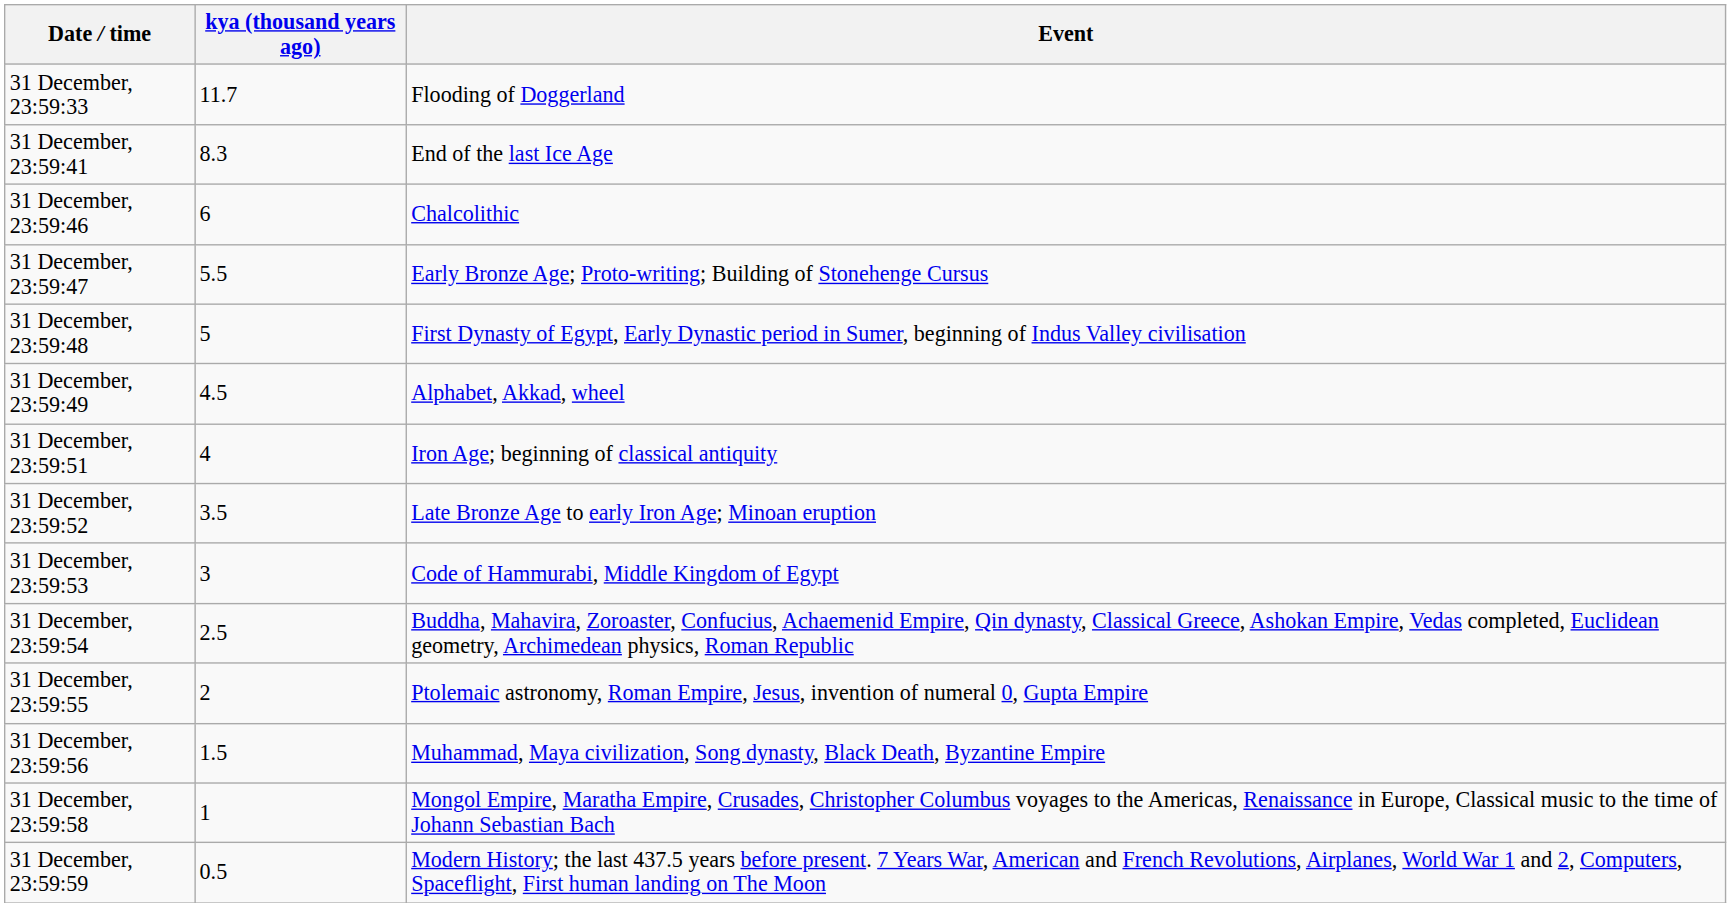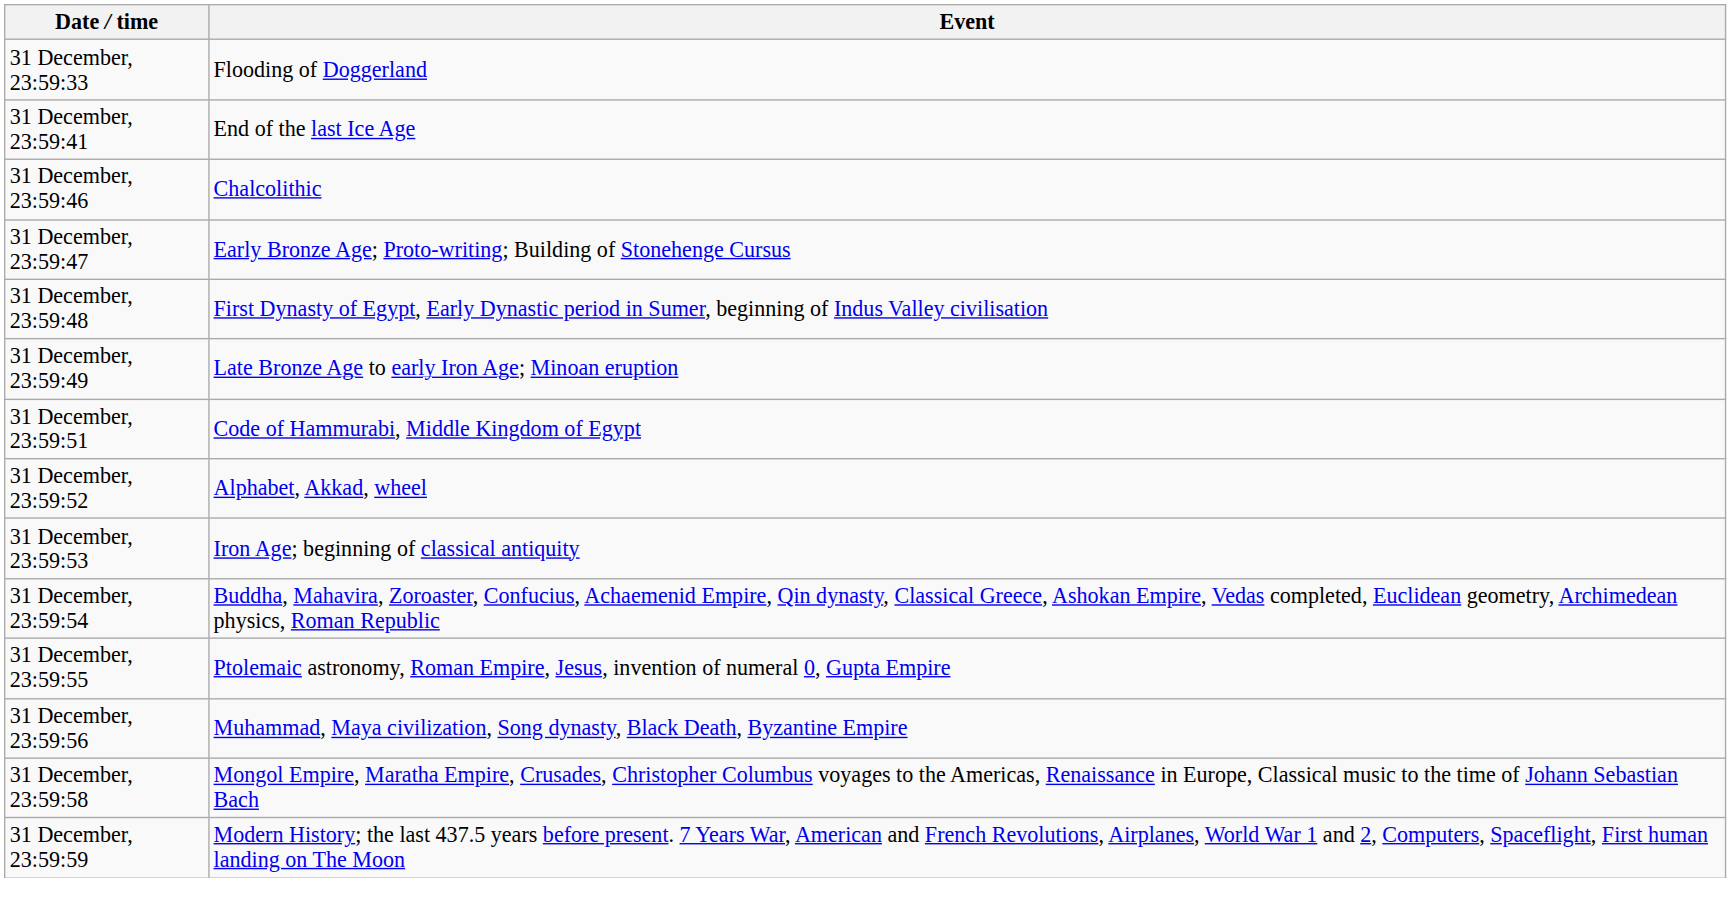- column: (300, 34)
(518, 393) Alphabet, Akkad, wheel -> (446, 368) Late Bronze Age to early Iron Age; Minoan eruption
(594, 453) Iron Age; beginning of classical antiquity -> (427, 428) Code of Hammurabi, Middle Kingdom of Egypt
(644, 513) Late Bronze Age to early Iron Age; Minoan eruption -> (320, 488) Alphabet, Akkad, wheel
(625, 573) Code of Hammurabi, Middle Kingdom of Egypt -> (397, 548) Iron Age; beginning of classical antiquity
